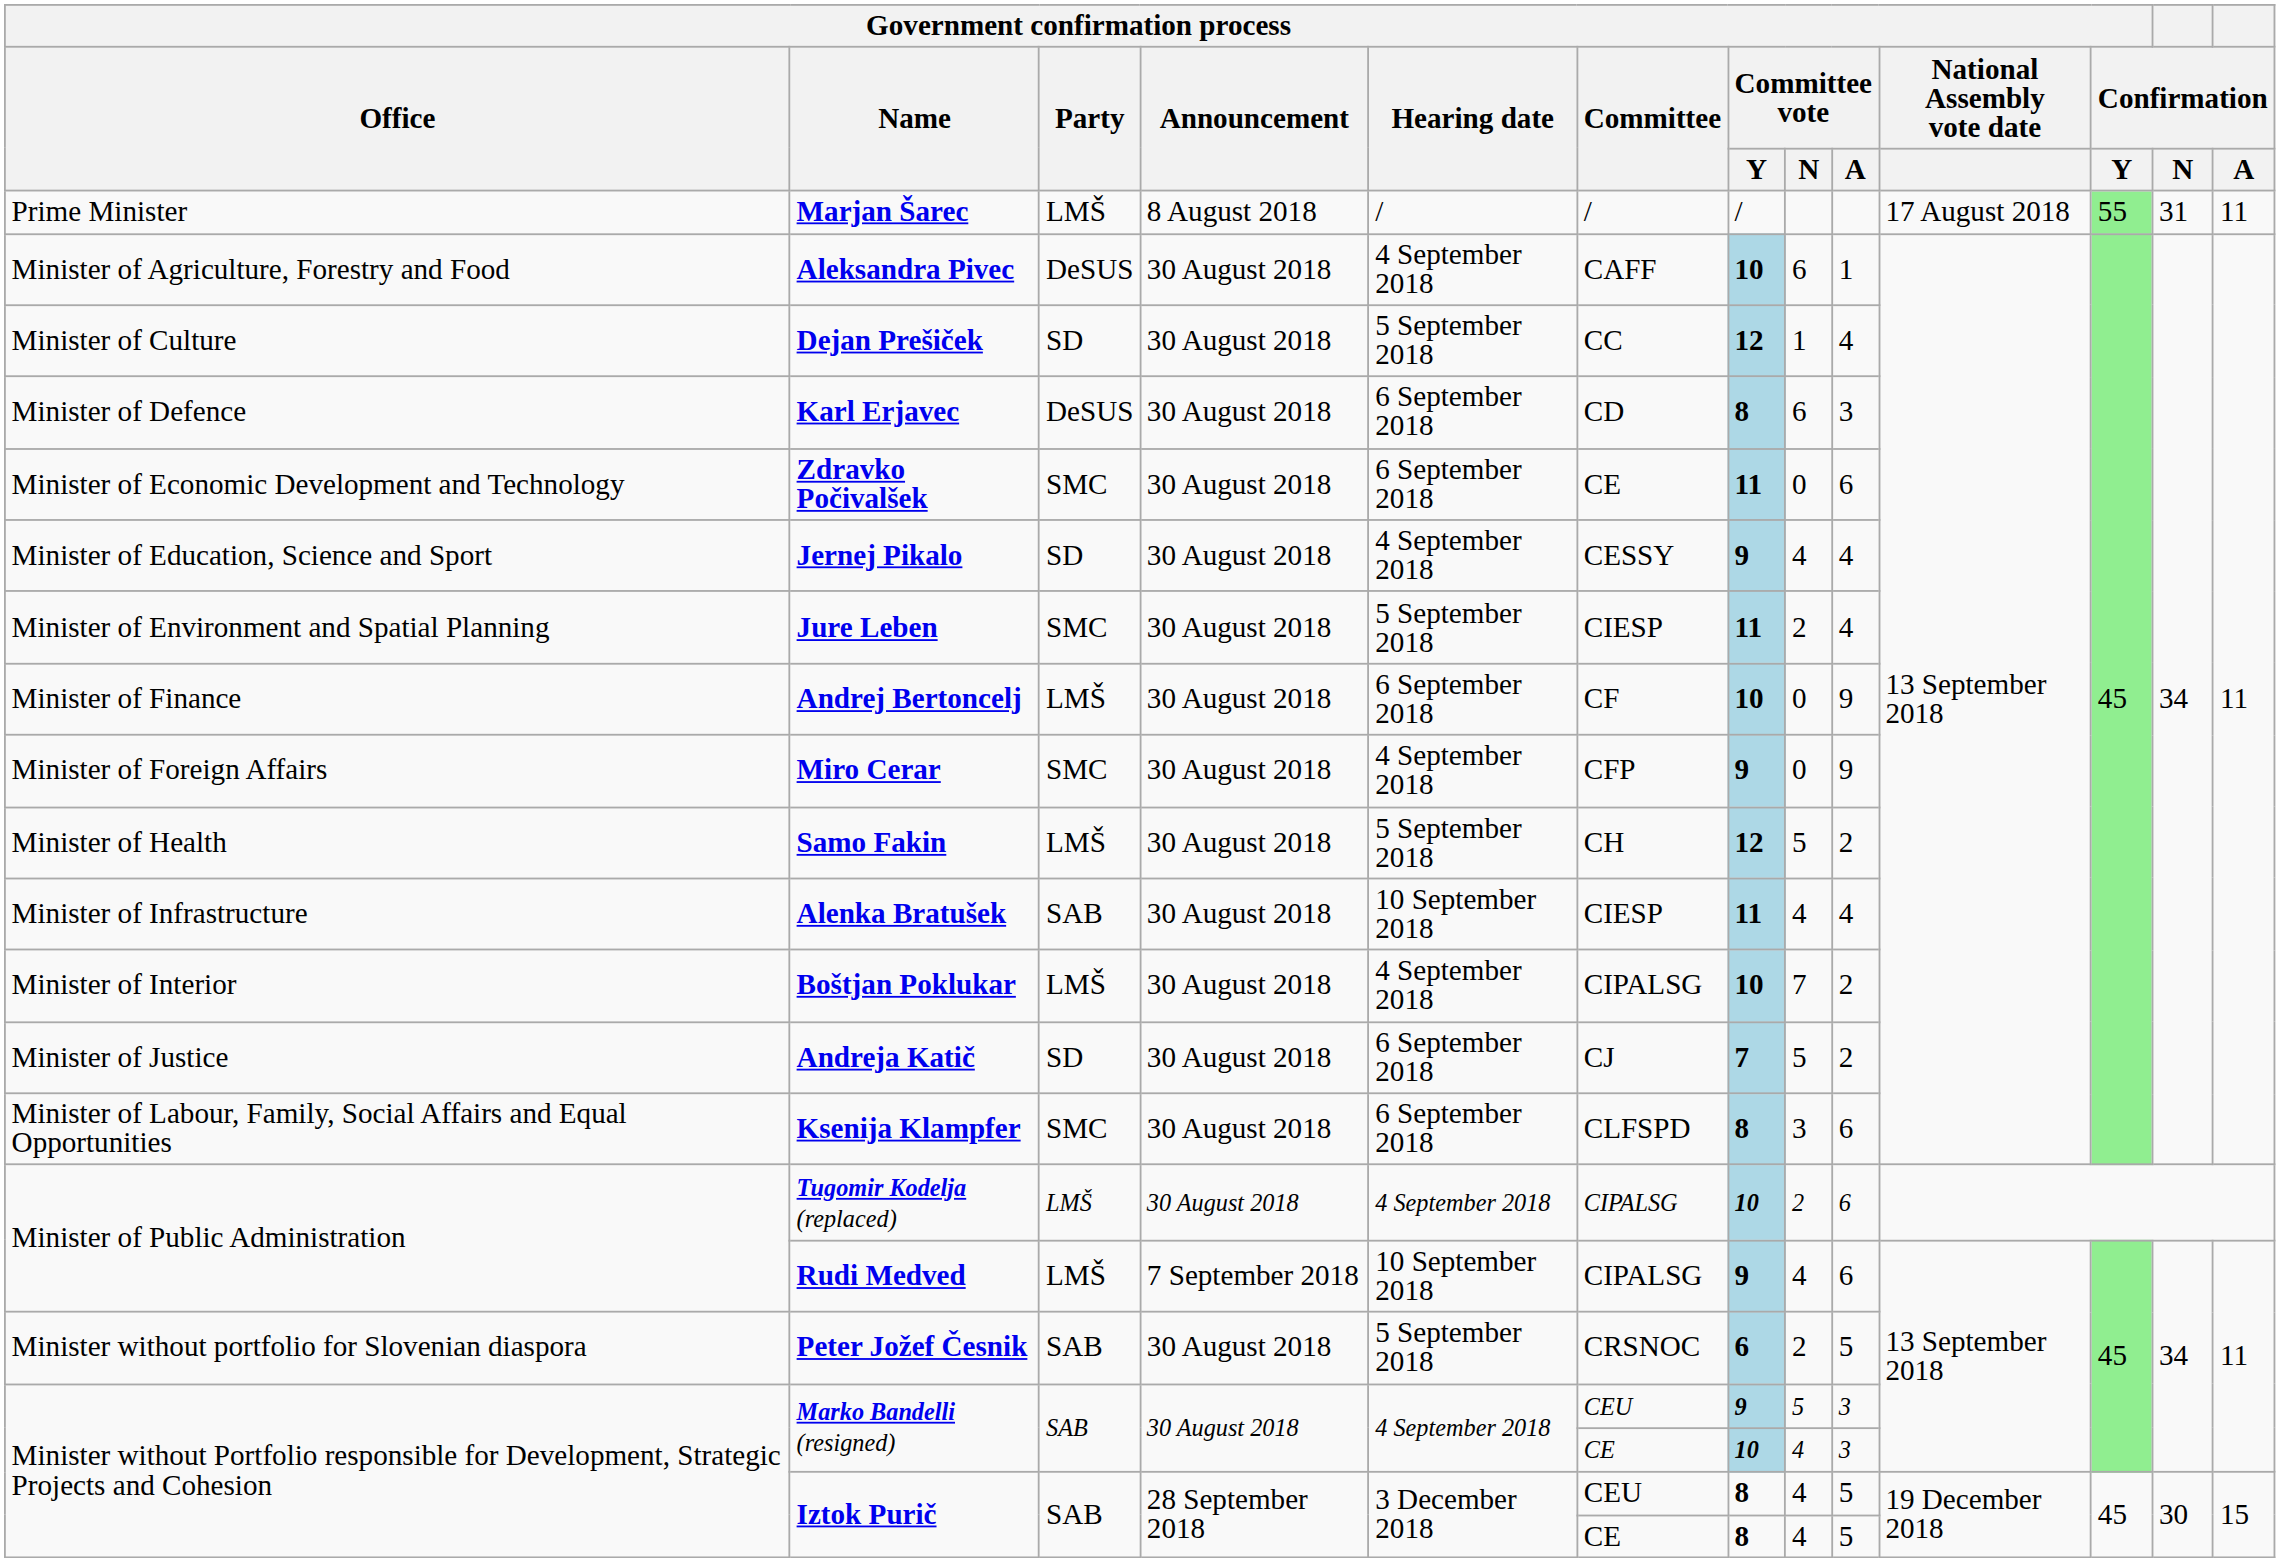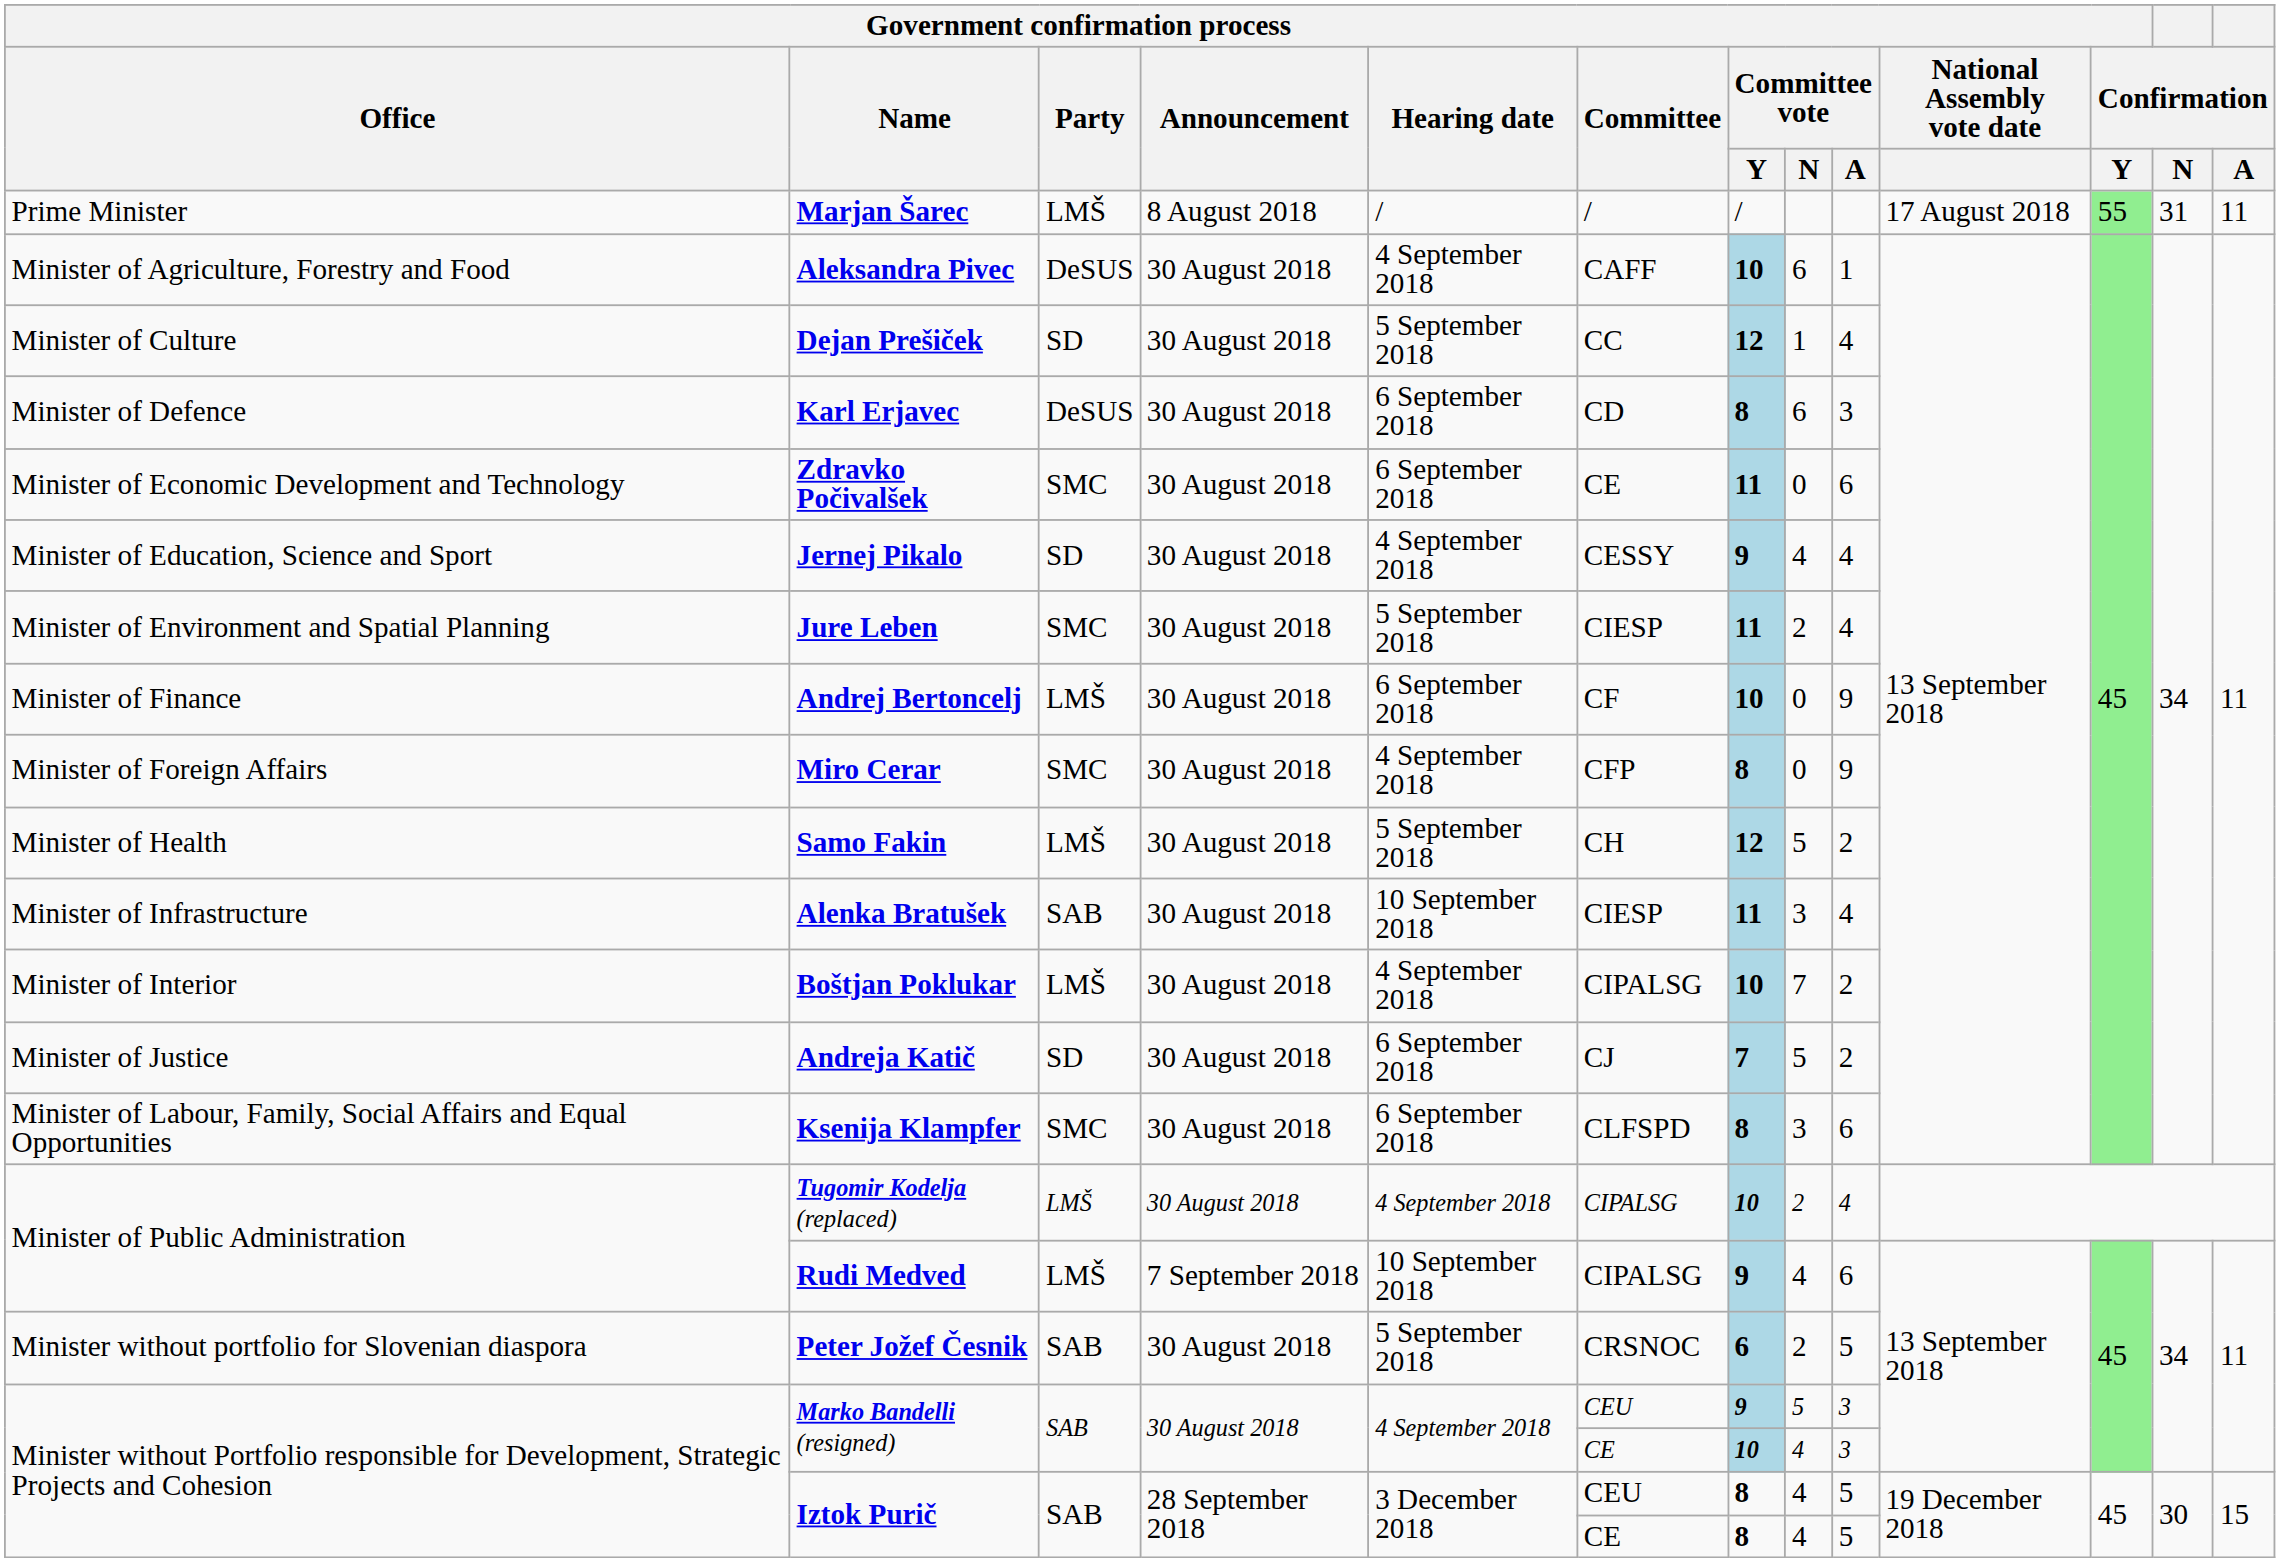(1742, 770) 9 -> (1742, 770) 8
(1799, 913) 4 -> (1799, 913) 3
(1845, 1203) 6 -> (1845, 1203) 4
